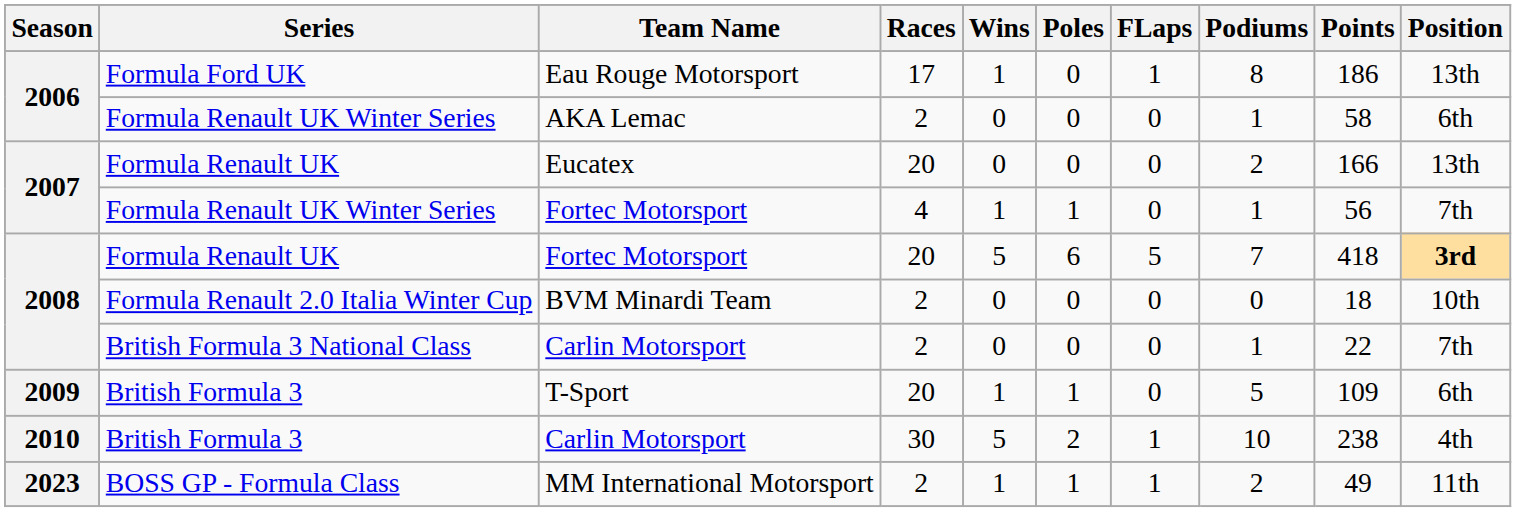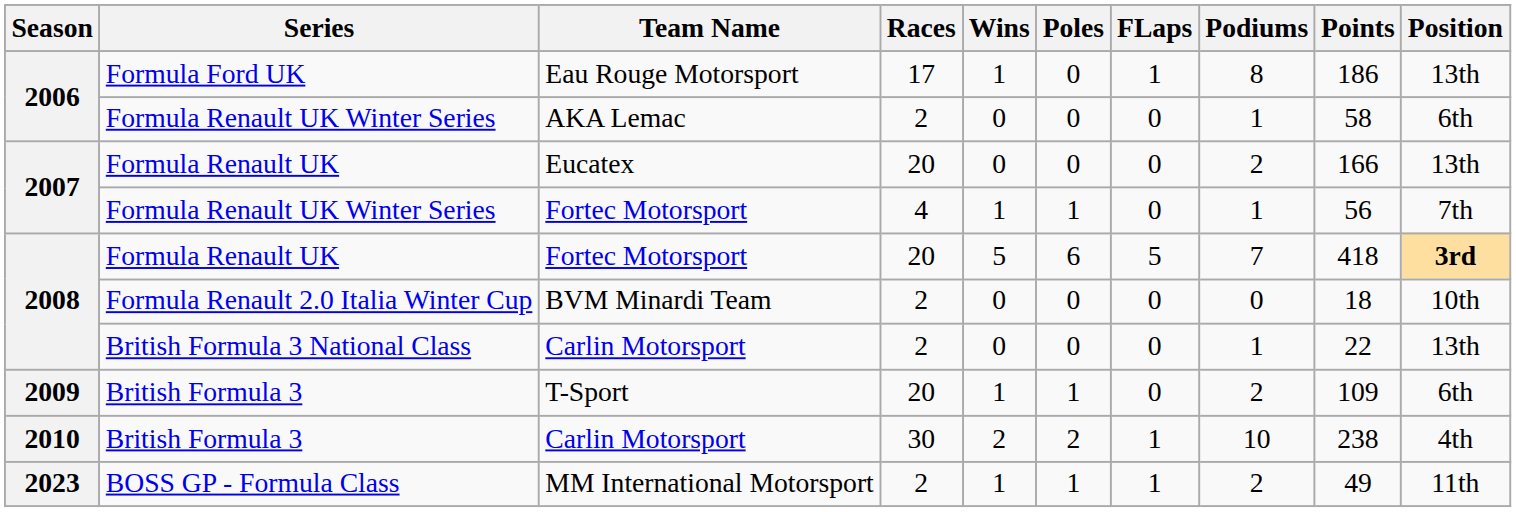(1455, 346) 7th -> (1455, 346) 13th
(1257, 392) 5 -> (1257, 392) 2
(999, 438) 5 -> (999, 438) 2
